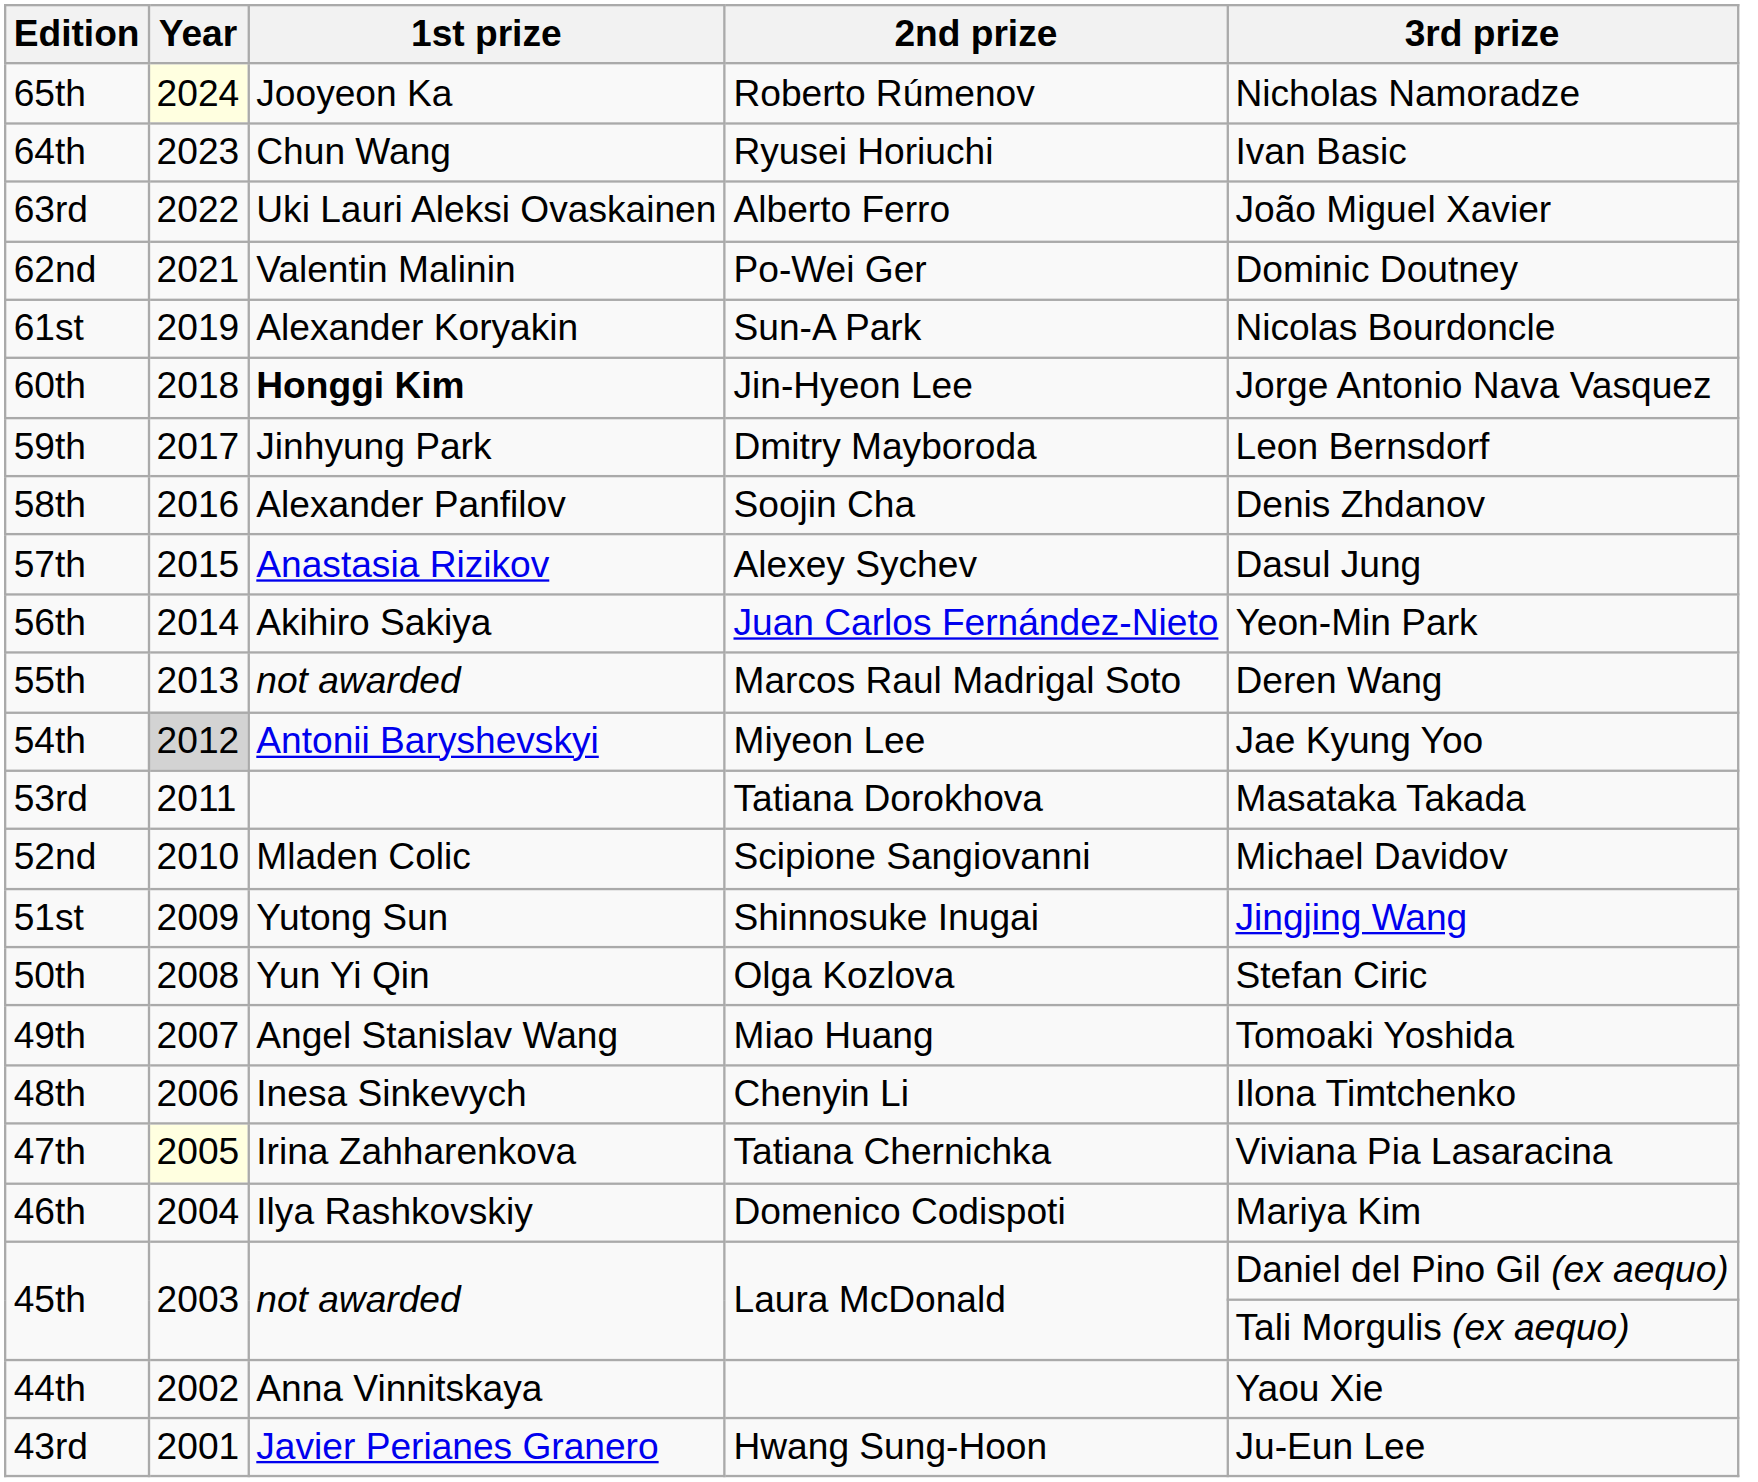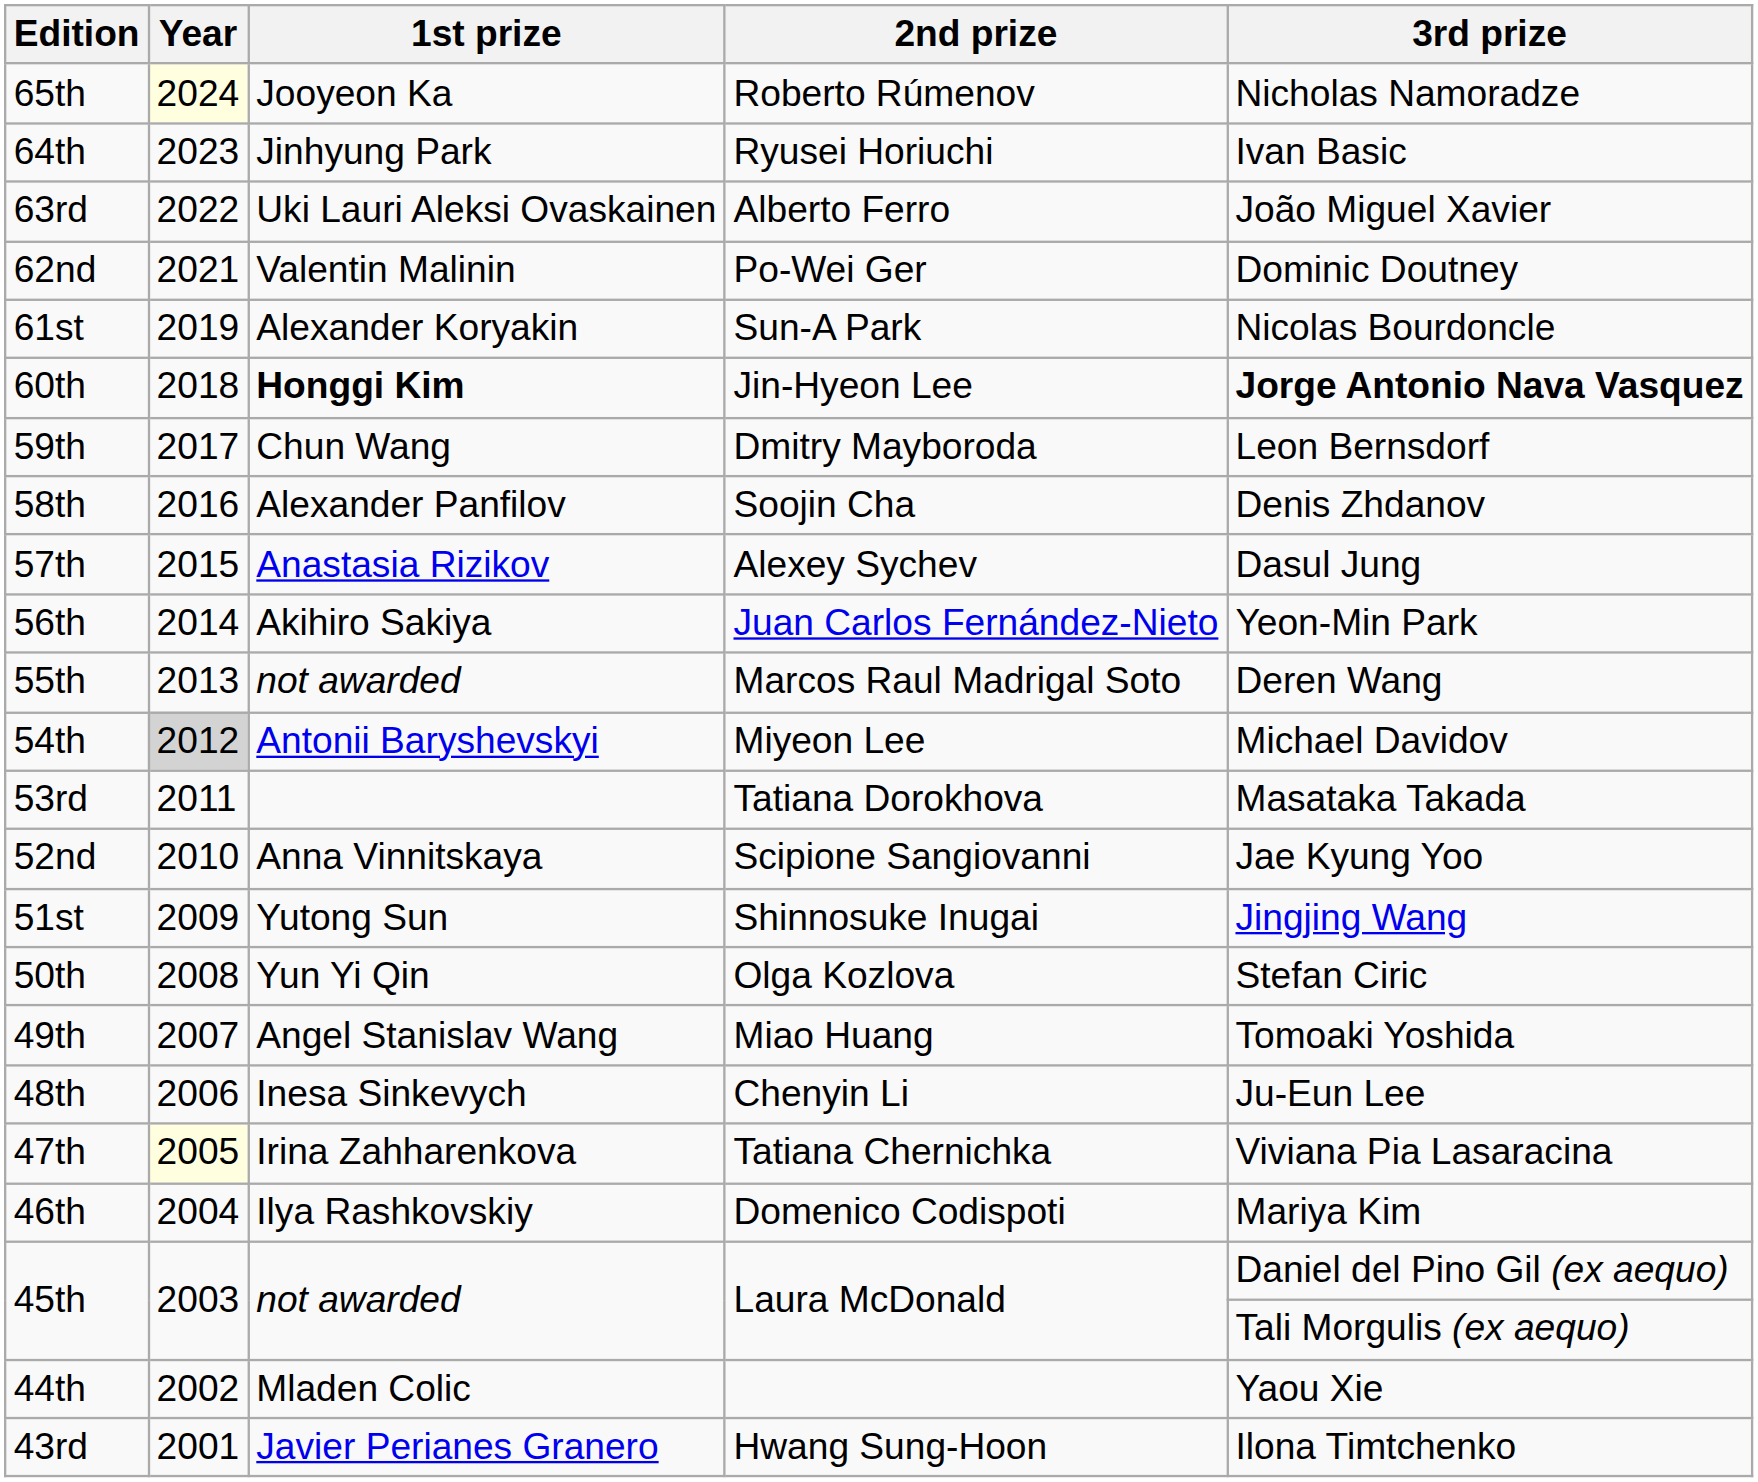(354, 151) Chun Wang -> (374, 151) Jinhyung Park
(1473, 387) normal -> (1490, 387) bold
(374, 446) Jinhyung Park -> (354, 446) Chun Wang
(1359, 740) Jae Kyung Yoo -> (1372, 740) Michael Davidov
(364, 858) Mladen Colic -> (399, 858) Anna Vinnitskaya
(1372, 858) Michael Davidov -> (1359, 858) Jae Kyung Yoo
(1376, 1093) Ilona Timtchenko -> (1330, 1093) Ju-Eun Lee
(399, 1387) Anna Vinnitskaya -> (364, 1387) Mladen Colic
(1330, 1446) Ju-Eun Lee -> (1376, 1446) Ilona Timtchenko
